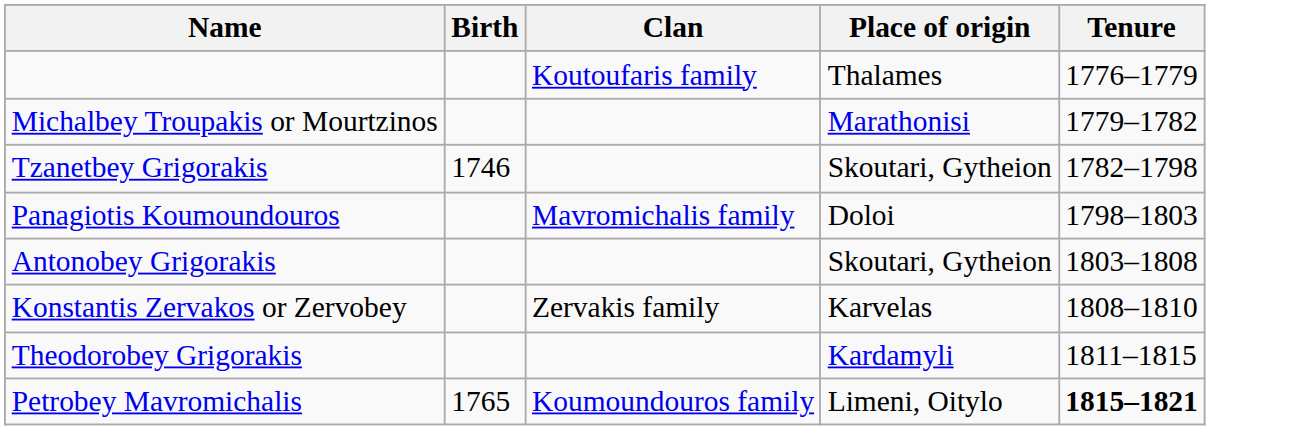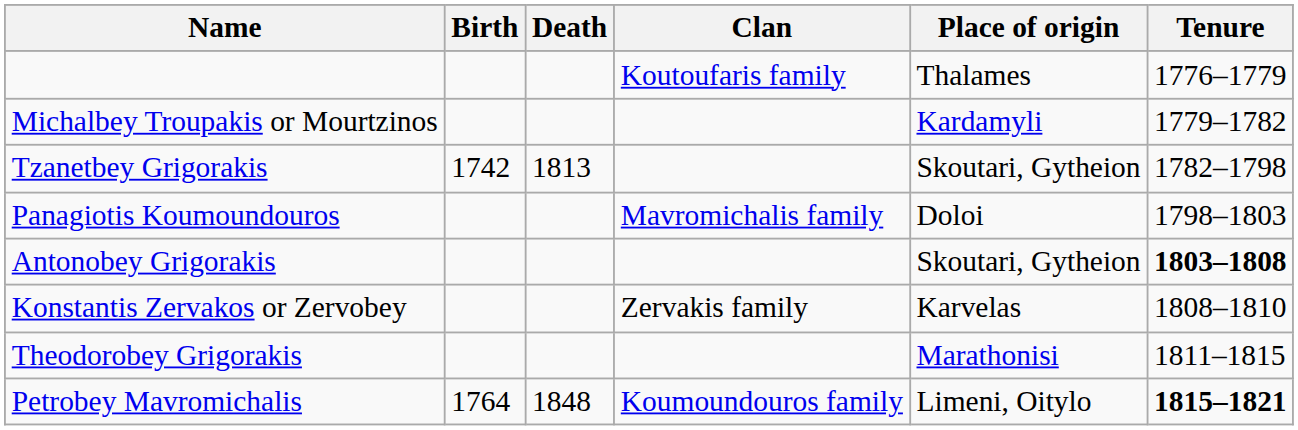+ column: (570, 27)
(899, 121) Marathonisi -> (979, 121) Kardamyli
(481, 167) 1746 -> (481, 167) 1742
(1132, 261) normal -> (1220, 261) bold
(891, 354) Kardamyli -> (988, 354) Marathonisi
(481, 401) 1765 -> (481, 401) 1764
